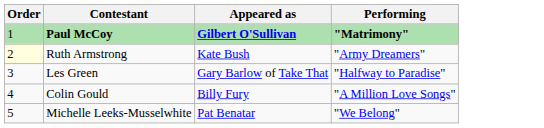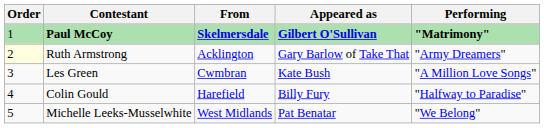+ column: (235, 14)
(223, 53) Kate Bush -> (343, 53) Gary Barlow of Take That
(263, 73) Gary Barlow of Take That -> (304, 73) Kate Bush
(390, 73) "Halfway to Paradise" -> (475, 73) "A Million Love Songs"
(395, 93) "A Million Love Songs" -> (470, 93) "Halfway to Paradise"
